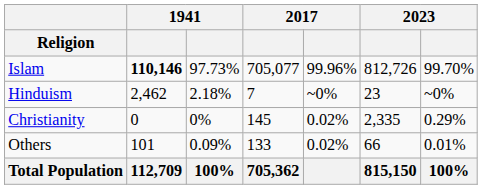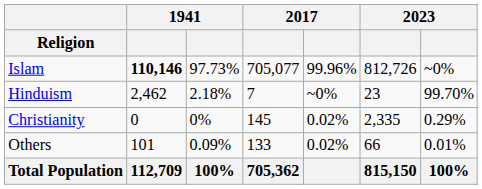(449, 68) 99.70% -> (439, 68) ~0%
(439, 94) ~0% -> (449, 94) 99.70%
